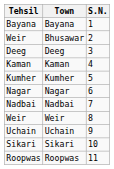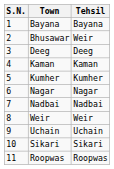columns swapped: (98, 11) <-> (24, 11)
